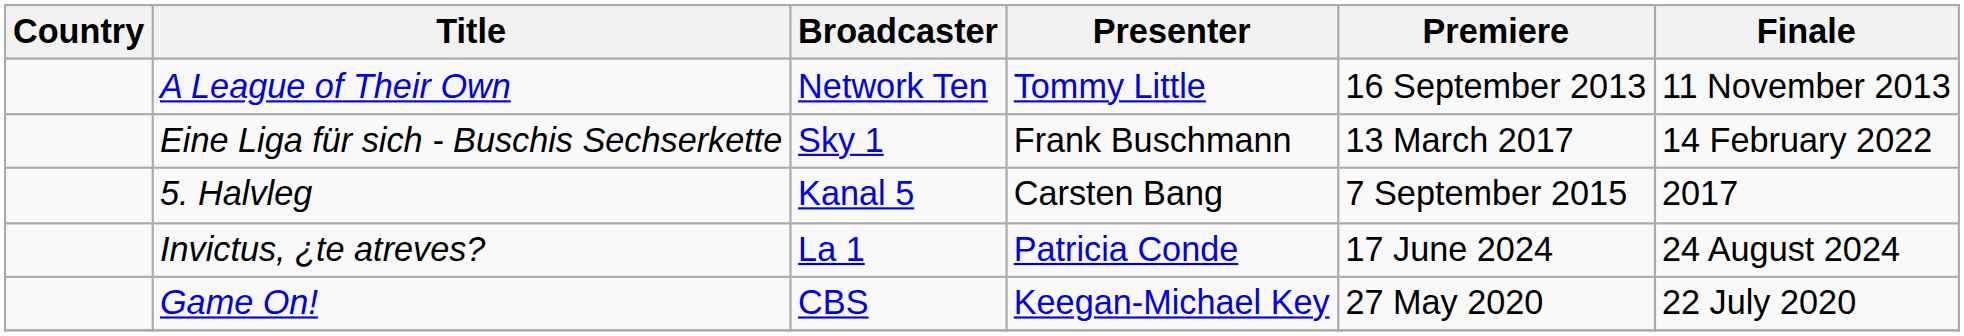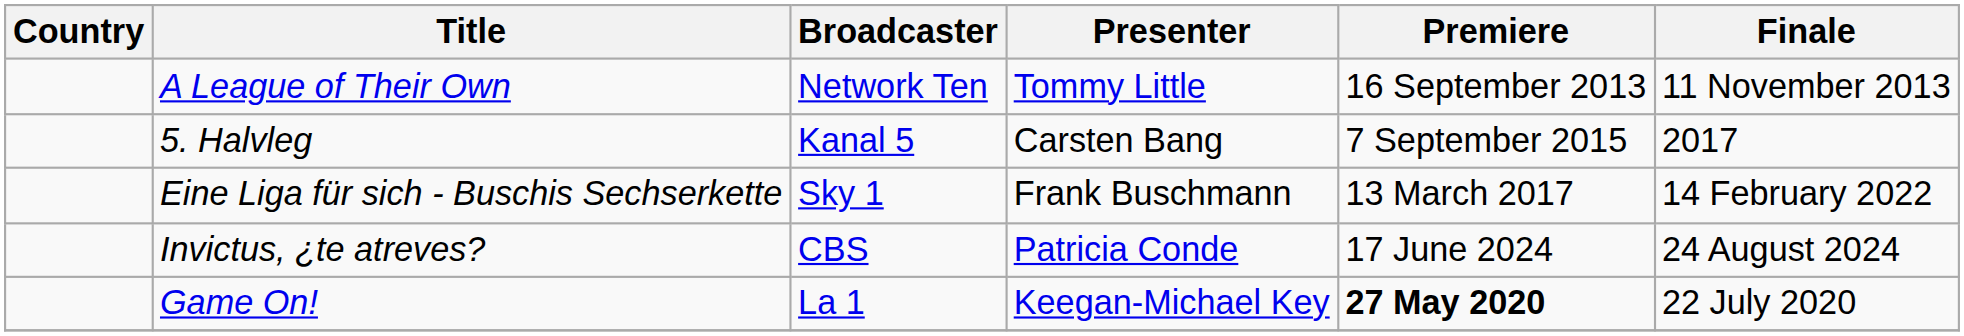rows swapped: (236, 194) <-> (471, 140)
(831, 248) La 1 -> (833, 248) CBS
(833, 303) CBS -> (831, 303) La 1
(1444, 303) normal -> (1445, 303) bold
